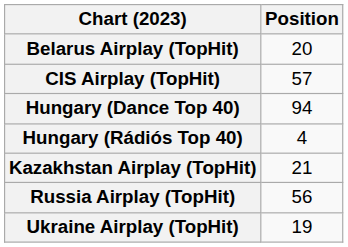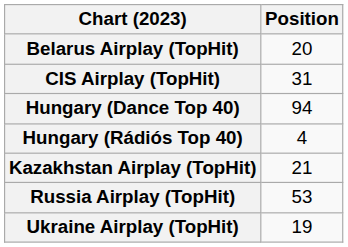(302, 78) 57 -> (302, 78) 31
(302, 197) 56 -> (302, 197) 53
